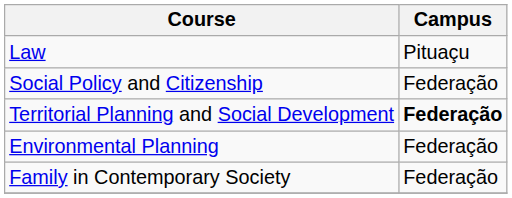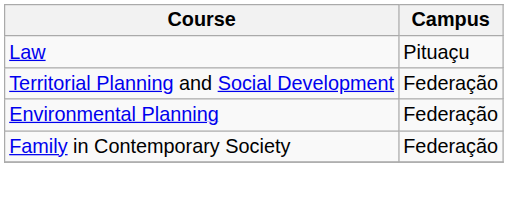- row: (136, 83)
(453, 114) bold -> (451, 83) normal
